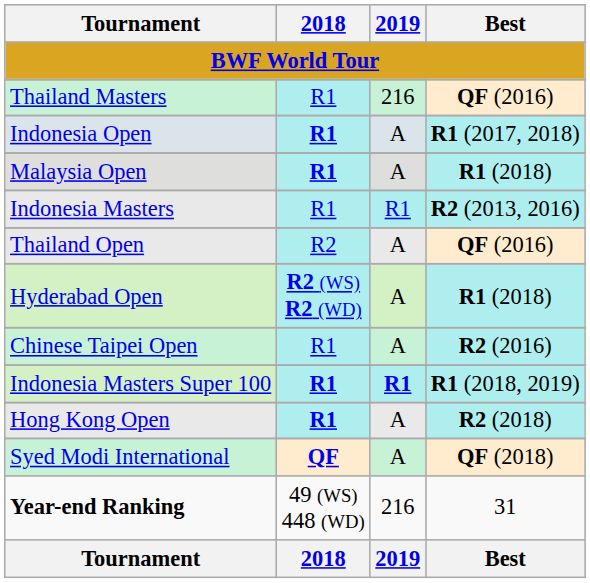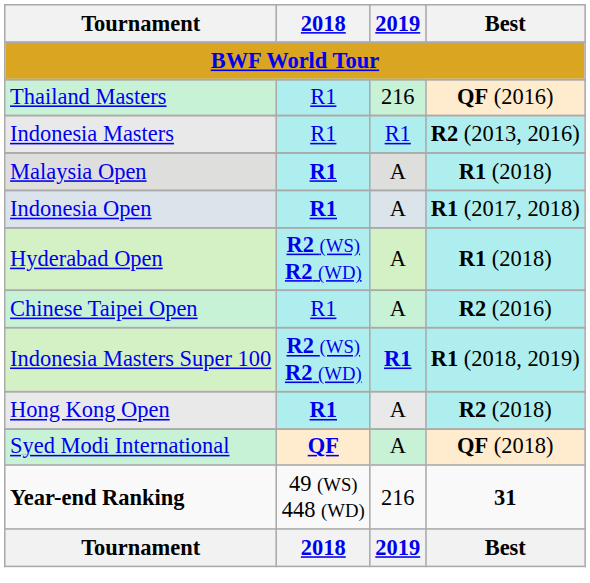rows swapped: (92, 208) <-> (81, 134)
- row: (77, 245)
(323, 383) R1 -> (323, 359) R2 (WS) R2 (WD)
(505, 507) normal -> (505, 497) bold
